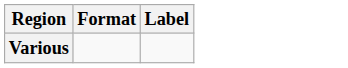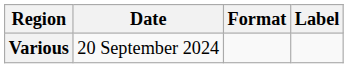+ column: (148, 18)
